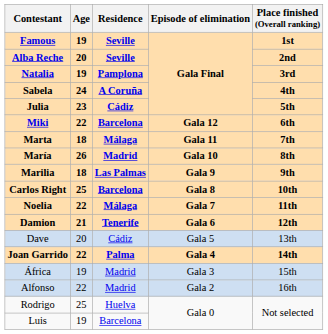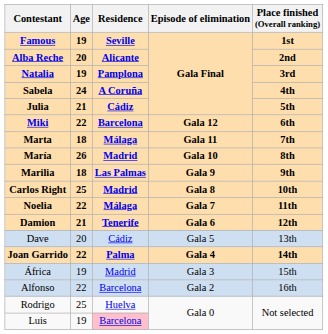(120, 57) Seville -> (120, 57) Alicante
(81, 106) 23 -> (81, 106) 21
(120, 189) Barcelona -> (120, 189) Madrid
(120, 288) Madrid -> (120, 288) Barcelona
(120, 321) no background -> (120, 321) pink background
